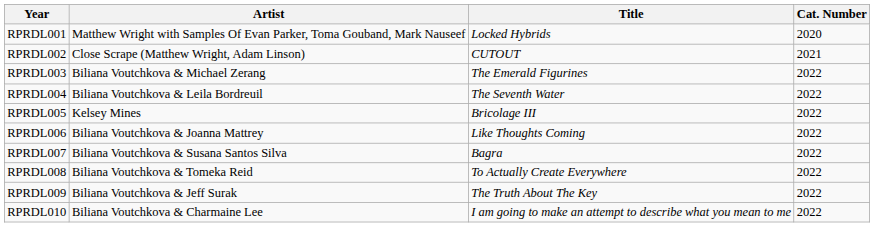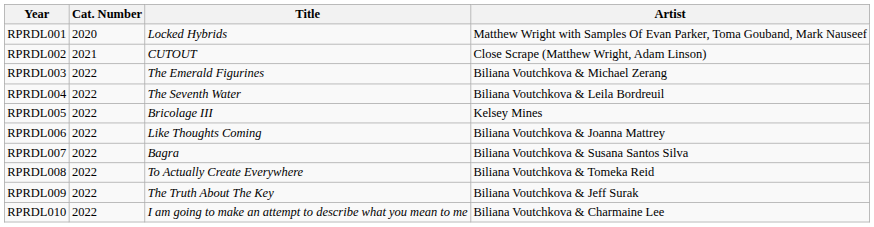columns swapped: (269, 14) <-> (832, 14)
